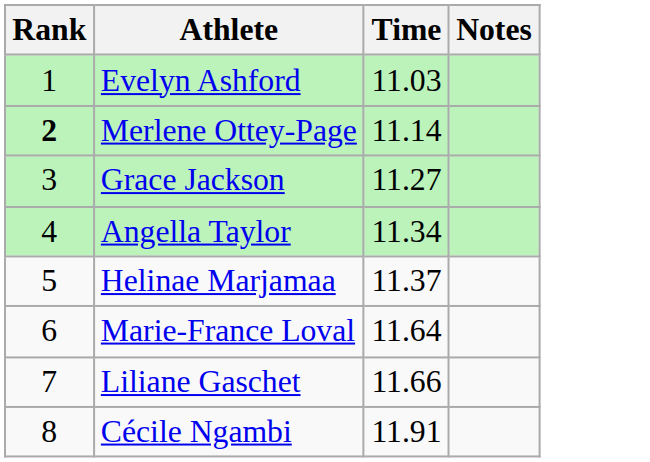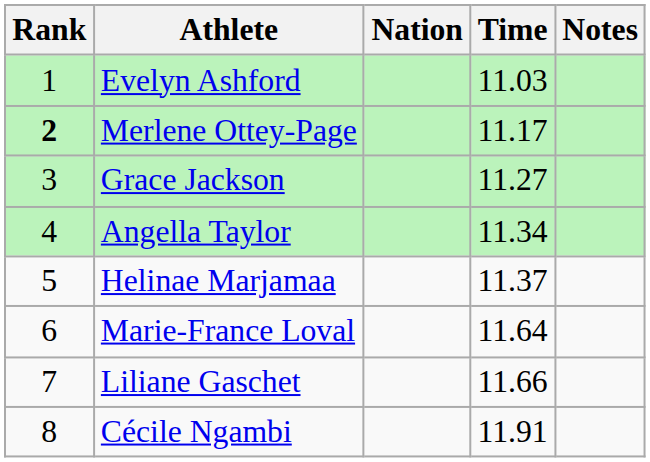+ column: (417, 29)
(406, 130) 11.14 -> (513, 130) 11.17
